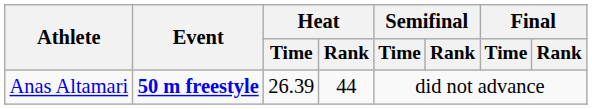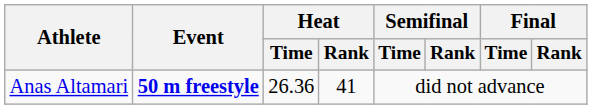(291, 87) 26.39 -> (291, 87) 26.36
(346, 87) 44 -> (346, 87) 41
